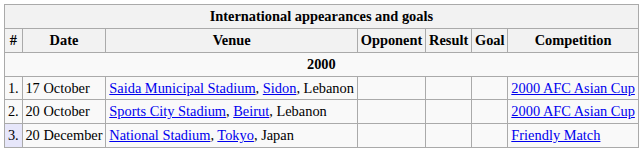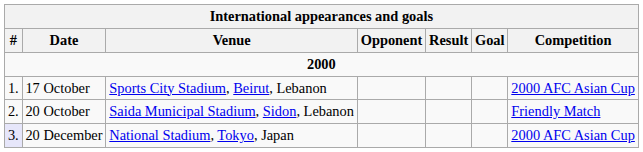(232, 88) Saida Municipal Stadium, Sidon, Lebanon -> (218, 88) Sports City Stadium, Beirut, Lebanon
(218, 111) Sports City Stadium, Beirut, Lebanon -> (232, 111) Saida Municipal Stadium, Sidon, Lebanon
(573, 111) 2000 AFC Asian Cup -> (556, 111) Friendly Match
(556, 135) Friendly Match -> (573, 135) 2000 AFC Asian Cup
